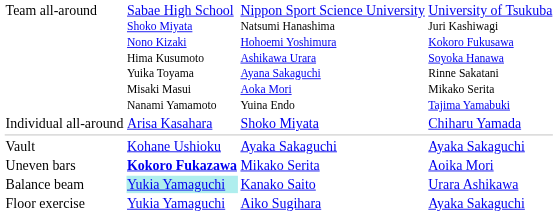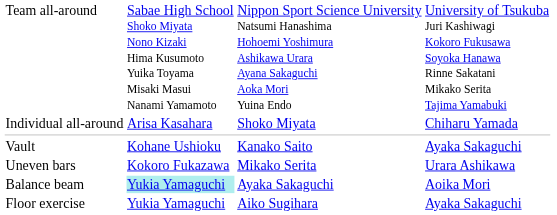(289, 146) Ayaka Sakaguchi -> (275, 146) Kanako Saito
(182, 165) bold -> (178, 165) normal
(461, 165) Aoika Mori -> (470, 165) Urara Ashikawa
(278, 184) Kanako Saito -> (285, 184) Ayaka Sakaguchi
(473, 184) Urara Ashikawa -> (458, 184) Aoika Mori
